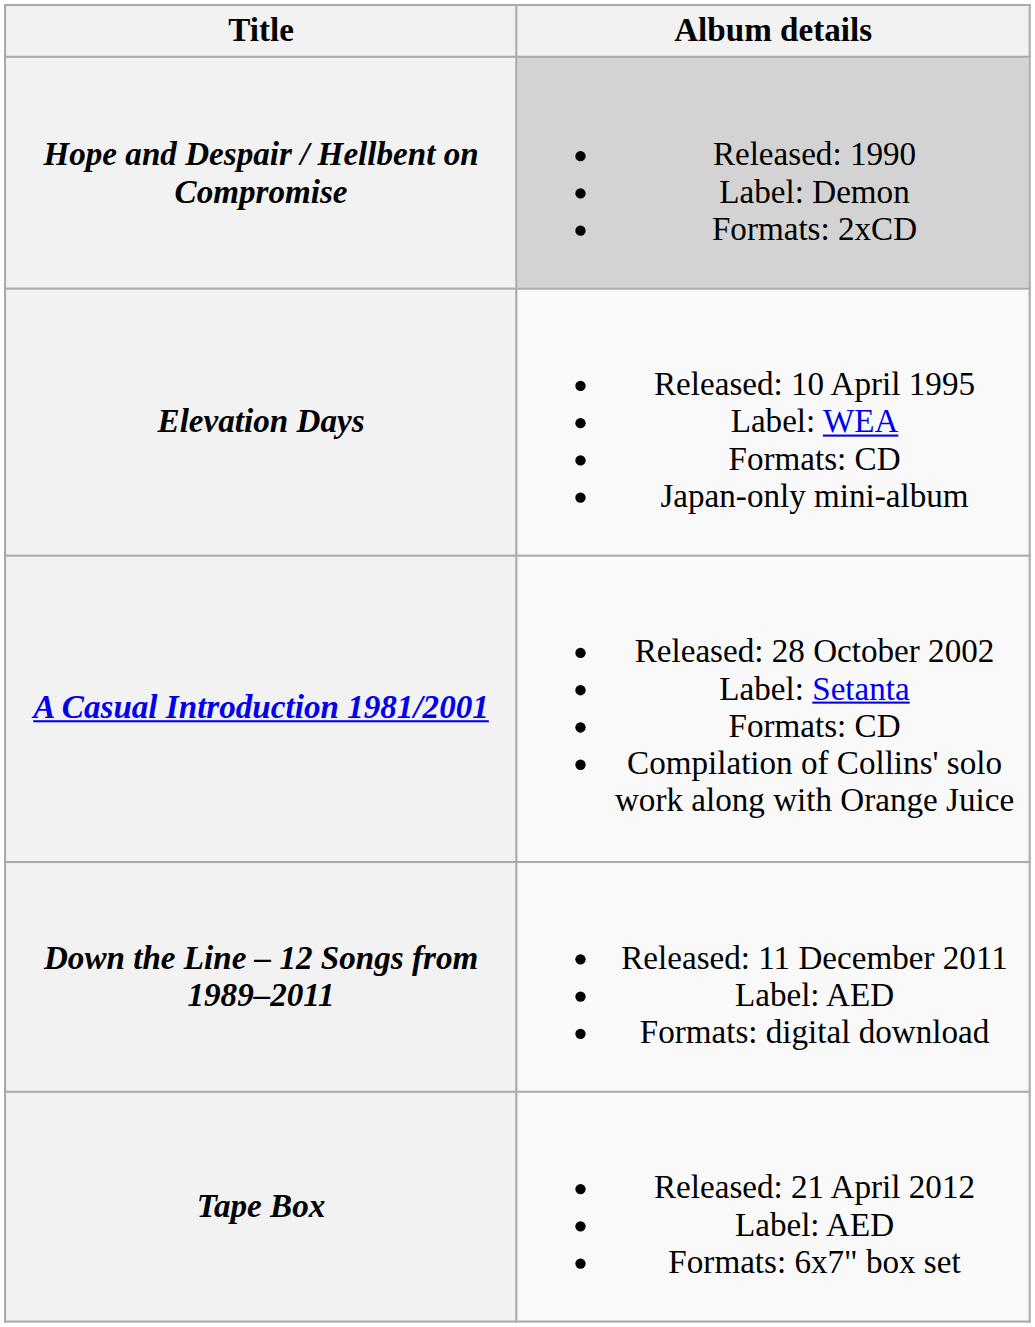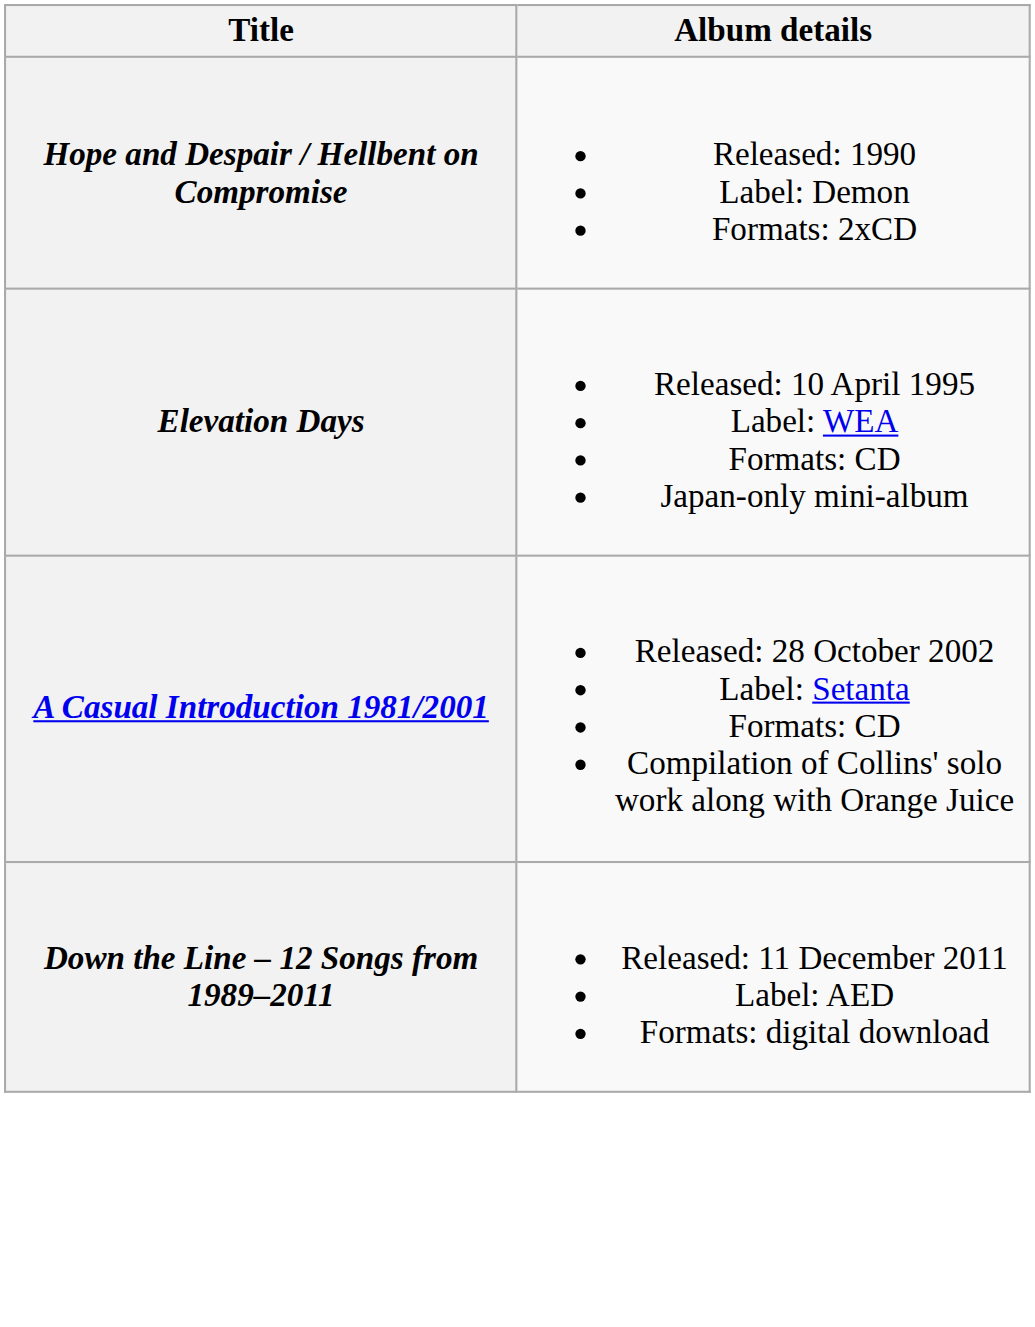(773, 191) lightgrey background -> (773, 191) no background
- row: (261, 1206)
